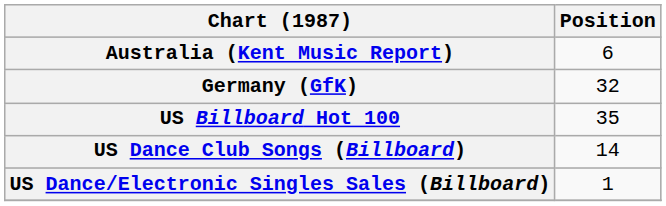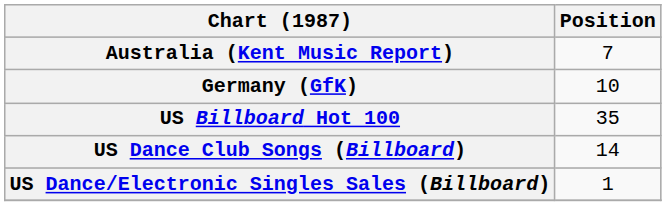(608, 54) 6 -> (608, 54) 7
(608, 86) 32 -> (608, 86) 10
